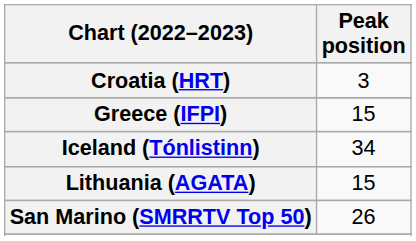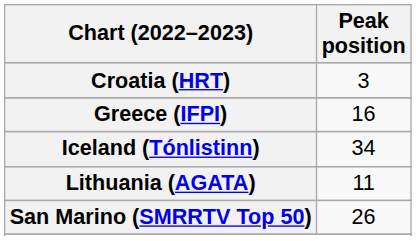(364, 114) 15 -> (364, 114) 16
(364, 182) 15 -> (364, 182) 11
